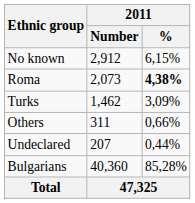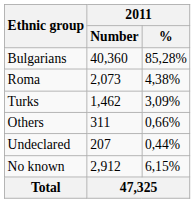rows swapped: (37, 166) <-> (36, 58)
(164, 79) bold -> (162, 79) normal
